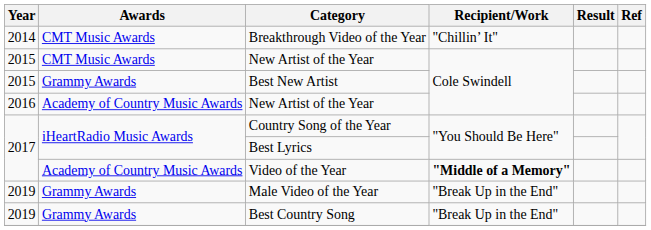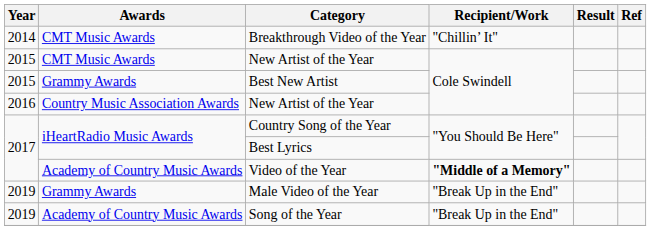(142, 103) Academy of Country Music Awards -> (140, 103) Country Music Association Awards
- row: (22, 214)
+ row: (22, 214)
